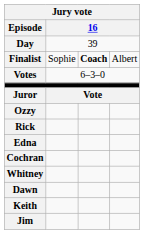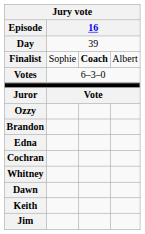- row: (25, 127)
+ row: (25, 127)
